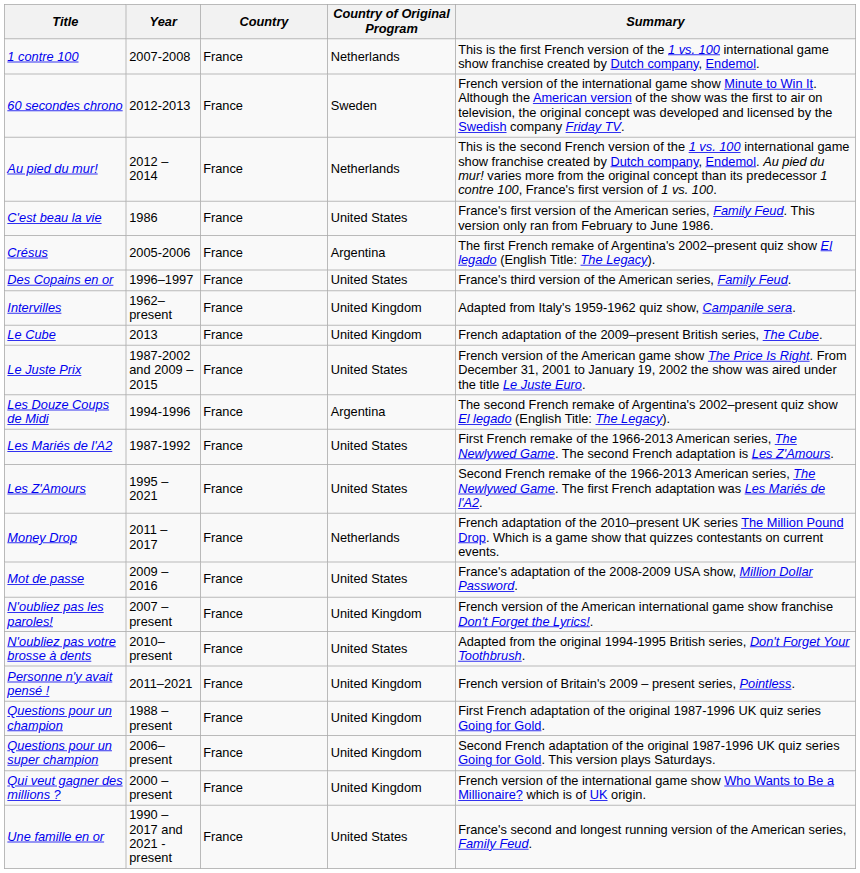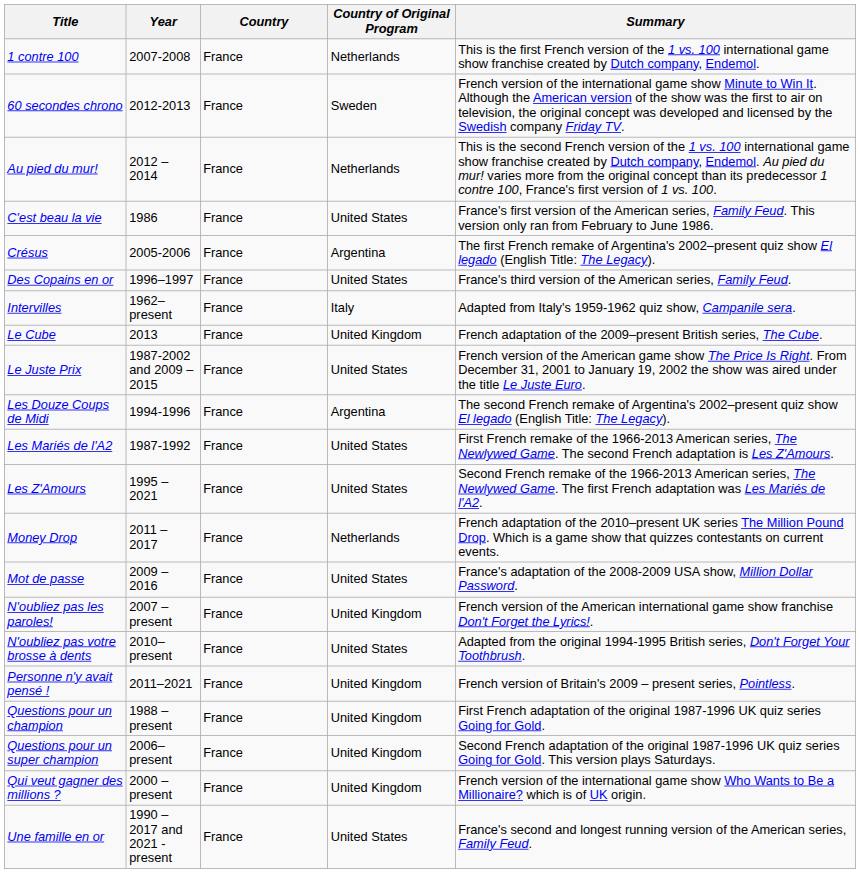(376, 307) United Kingdom -> (342, 307) Italy
